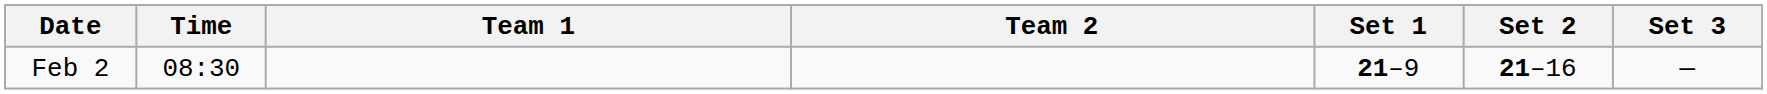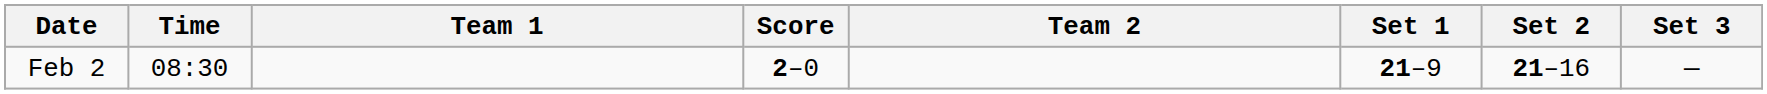+ column: (796, 26)
